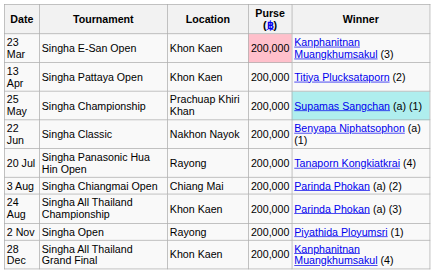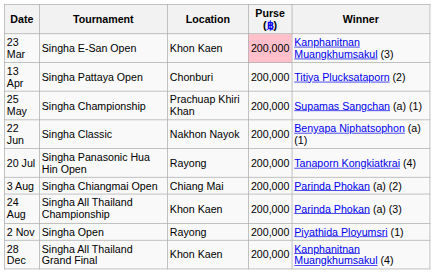(196, 77) Khon Kaen -> (191, 77) Chonburi
(358, 106) paleturquoise background -> (358, 106) no background
